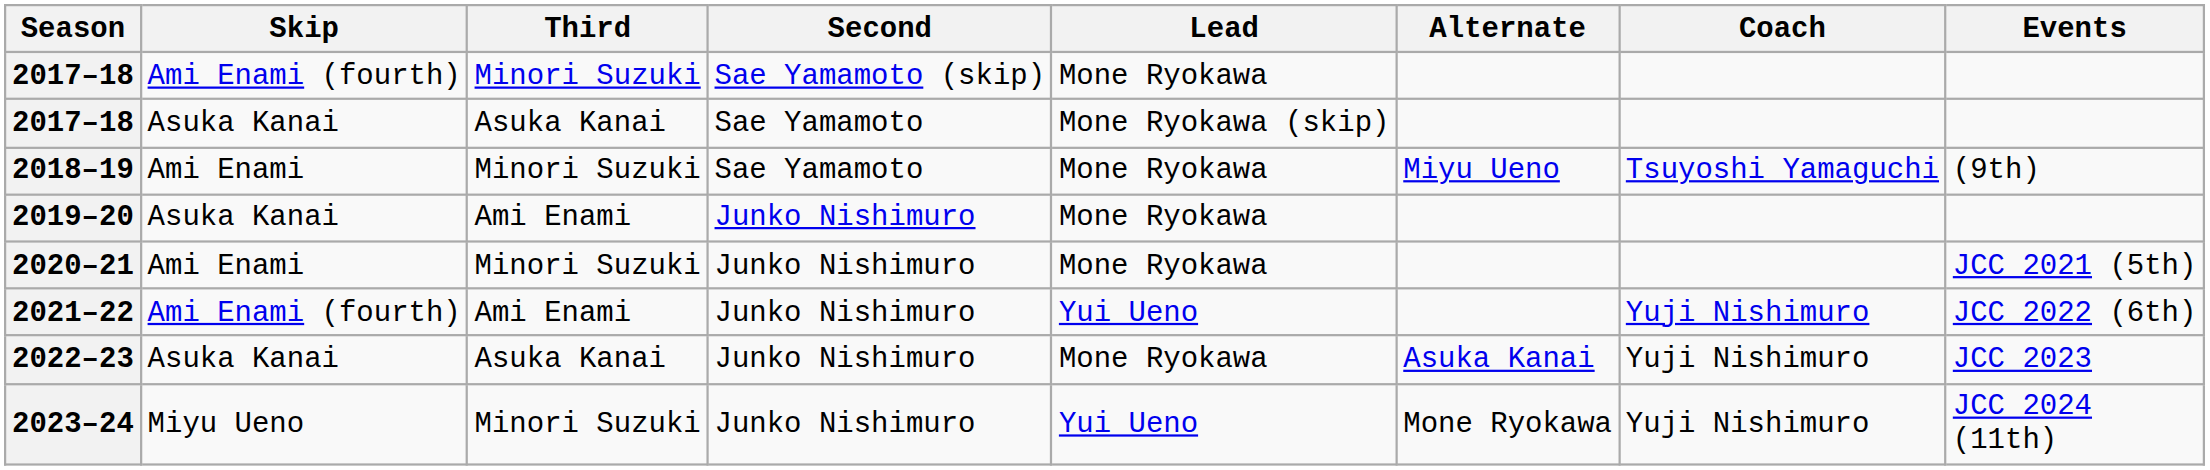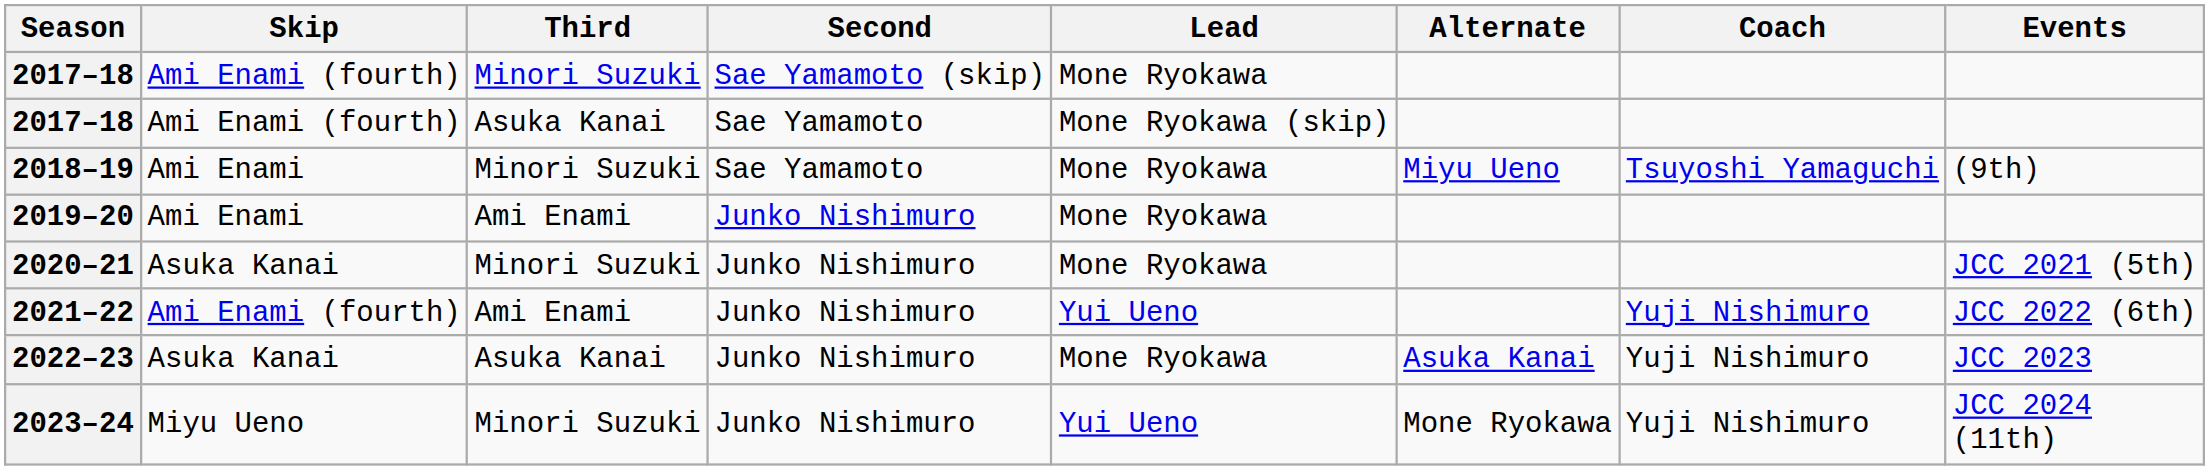(243, 123) Asuka Kanai -> (304, 123) Ami Enami (fourth)
(243, 218) Asuka Kanai -> (226, 218) Ami Enami
(226, 265) Ami Enami -> (243, 265) Asuka Kanai
